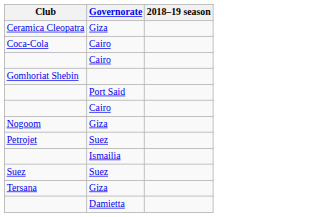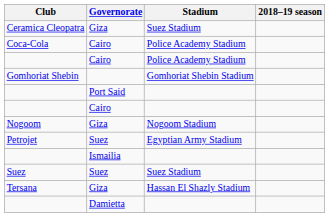+ column: (200, 12)
